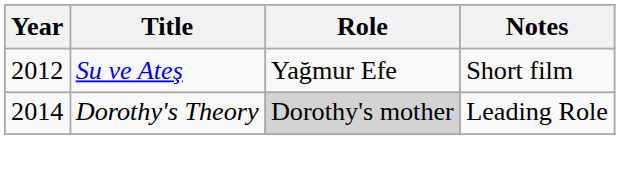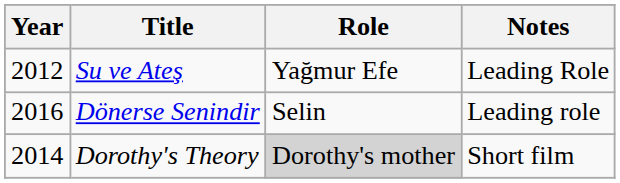(520, 69) Short film -> (538, 69) Leading Role
+ row: (168, 112)
(537, 112) Leading Role -> (521, 156) Short film
